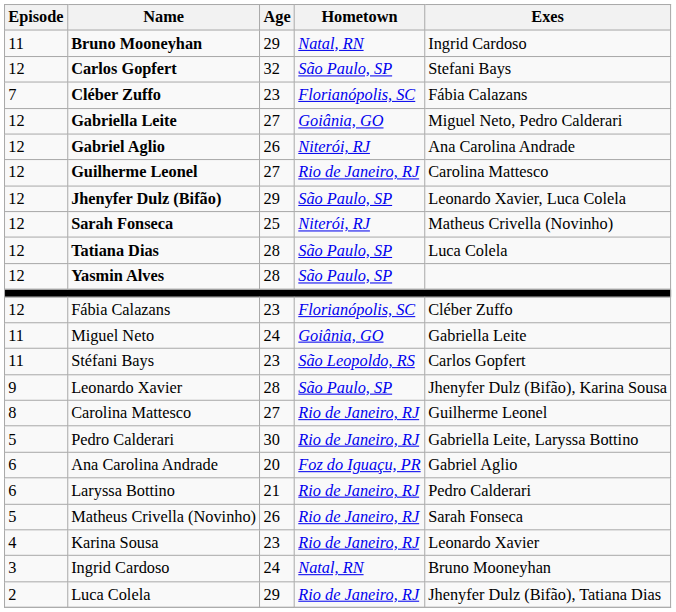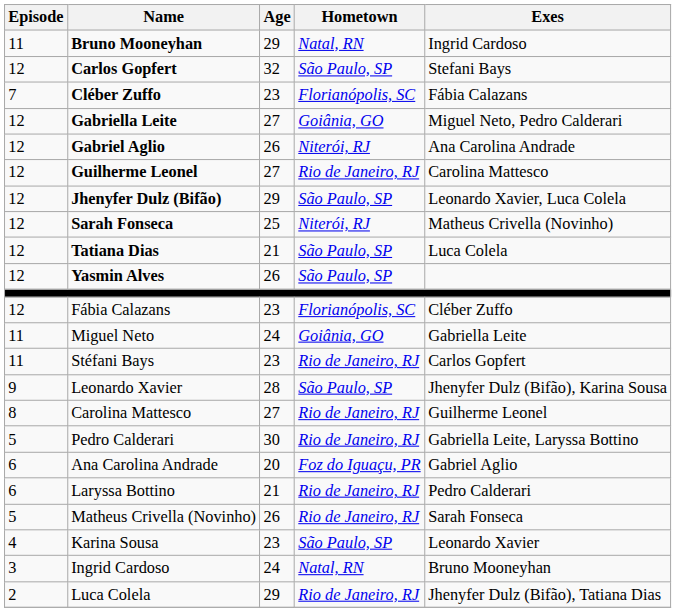(272, 250) 28 -> (272, 250) 21
(272, 276) 28 -> (272, 276) 26
(357, 361) São Leopoldo, RS -> (359, 361) Rio de Janeiro, RJ
(359, 542) Rio de Janeiro, RJ -> (345, 542) São Paulo, SP
